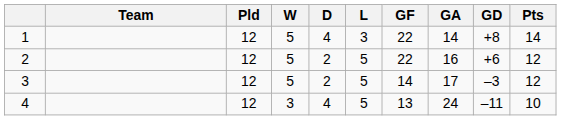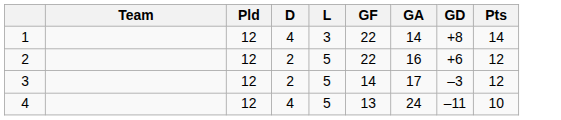- column: (290, 15)
